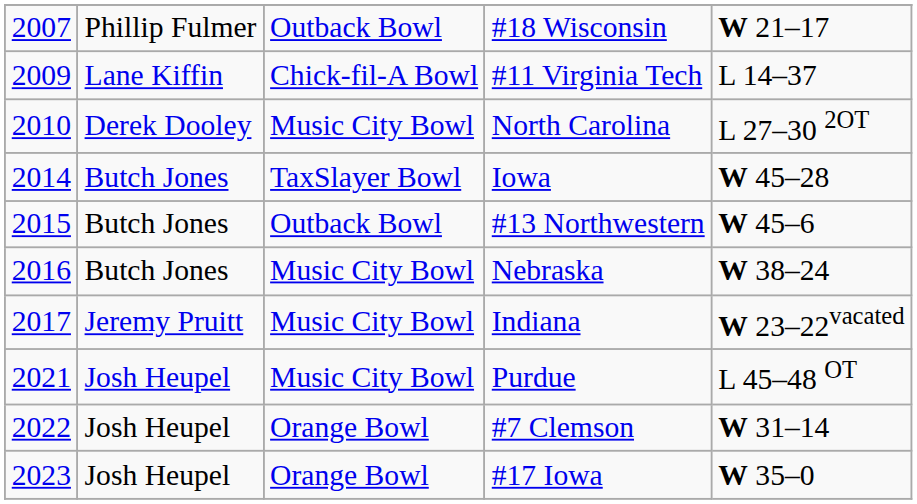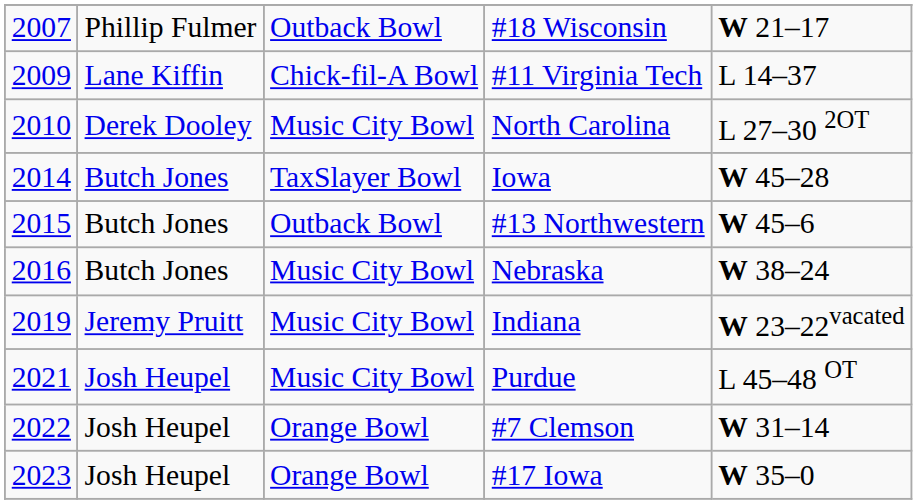(41, 321) 2017 -> (41, 321) 2019
